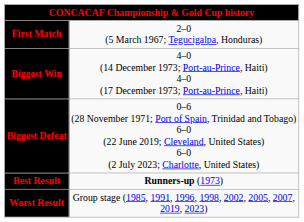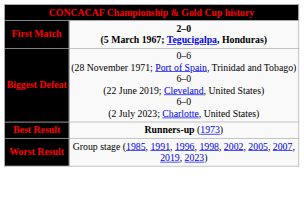(184, 34) normal -> (184, 34) bold
- row: (37, 74)
